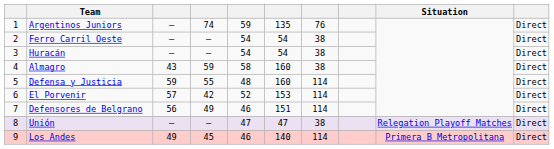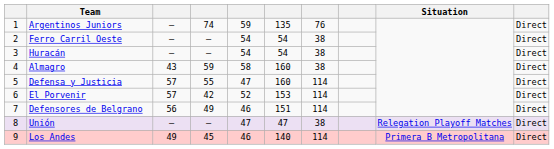(172, 81) 59 -> (172, 81) 57
(246, 81) 48 -> (246, 81) 47
